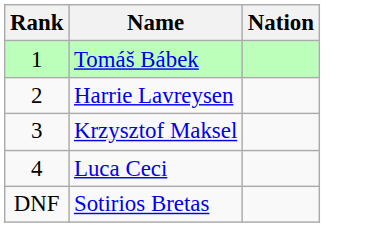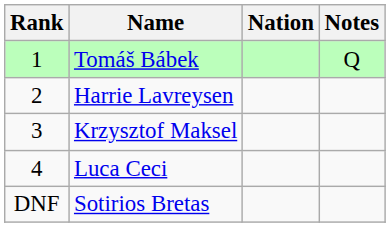+ column: (352, 22)
